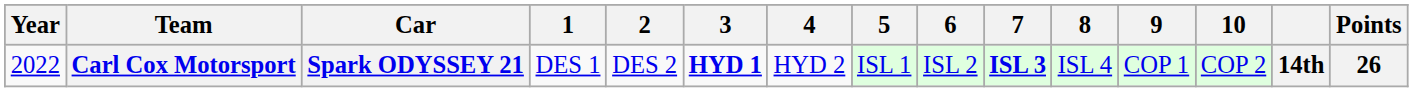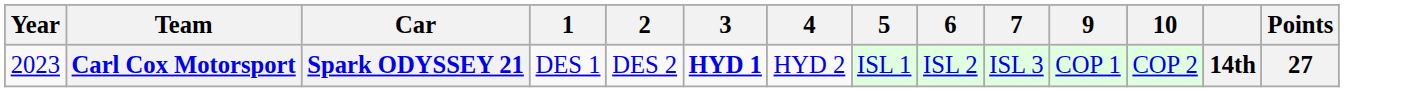- column: (1085, 24)
(35, 65) 2022 -> (35, 65) 2023
(1018, 65) bold -> (1016, 65) normal
(1369, 65) 26 -> (1300, 65) 27
